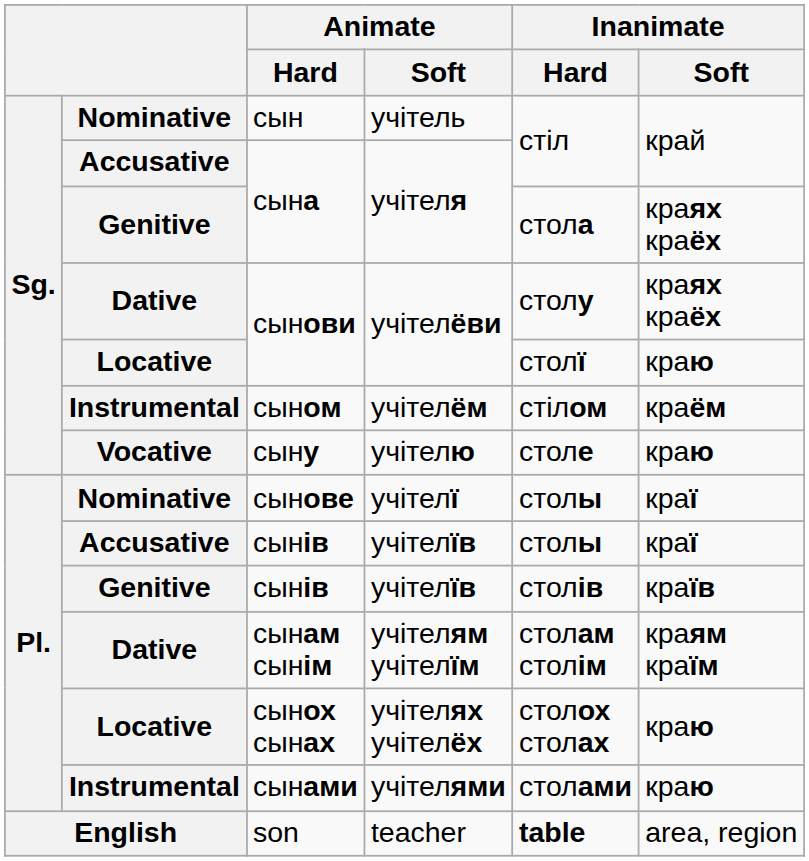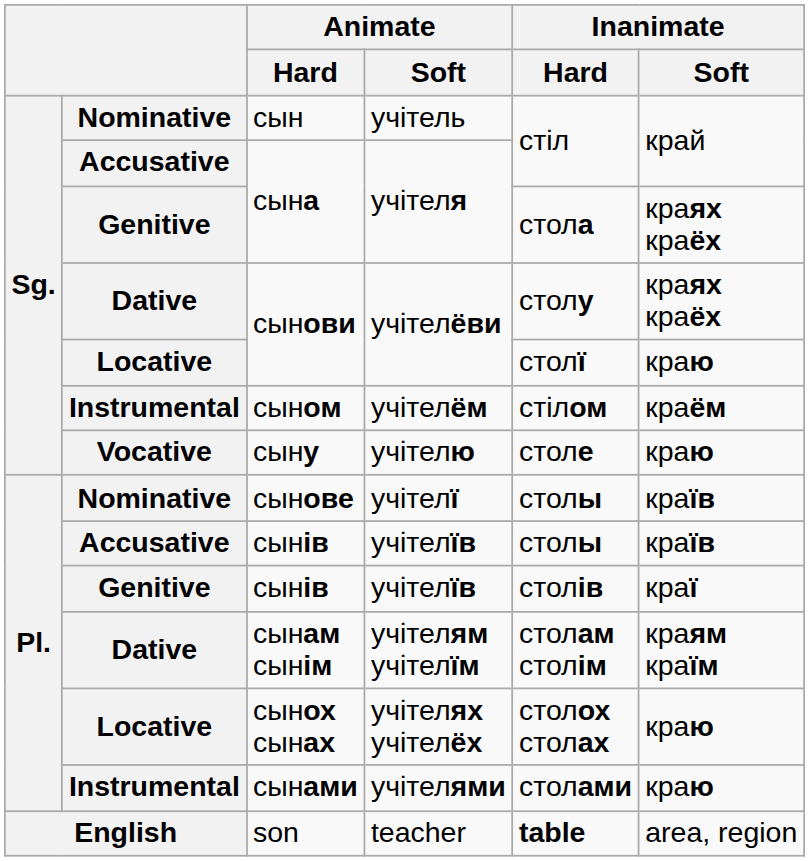(671, 497) краї -> (680, 497) країв
(671, 542) краї -> (680, 542) країв
(680, 588) країв -> (671, 588) краї
